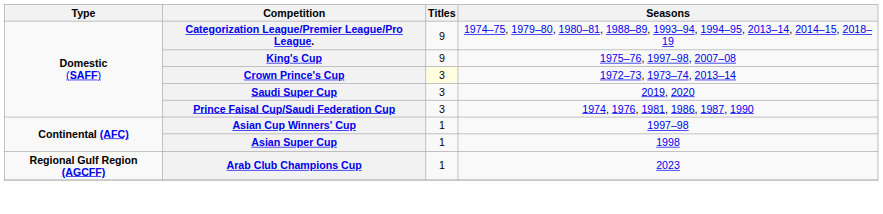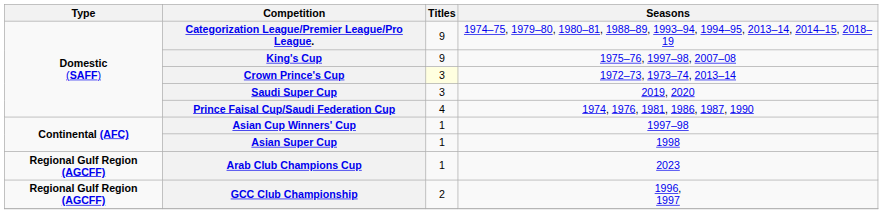(442, 109) 3 -> (442, 109) 4
+ row: (294, 194)
